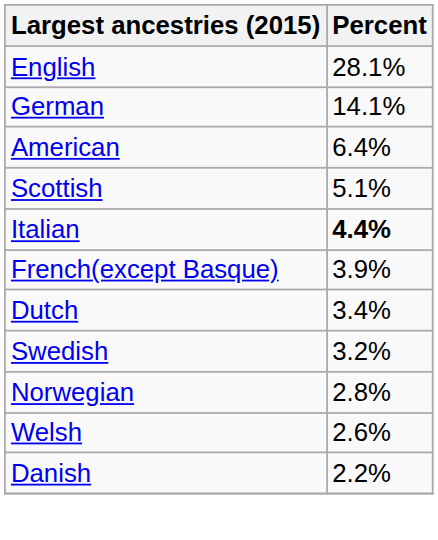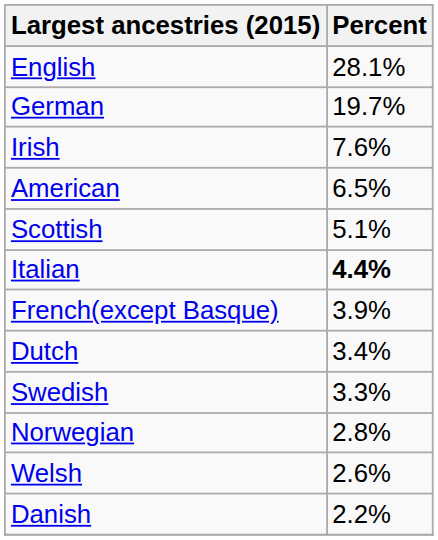(369, 107) 14.1% -> (369, 107) 19.7%
+ row: (35, 148)
(362, 148) 6.4% -> (362, 189) 6.5%
(362, 351) 3.2% -> (362, 392) 3.3%
